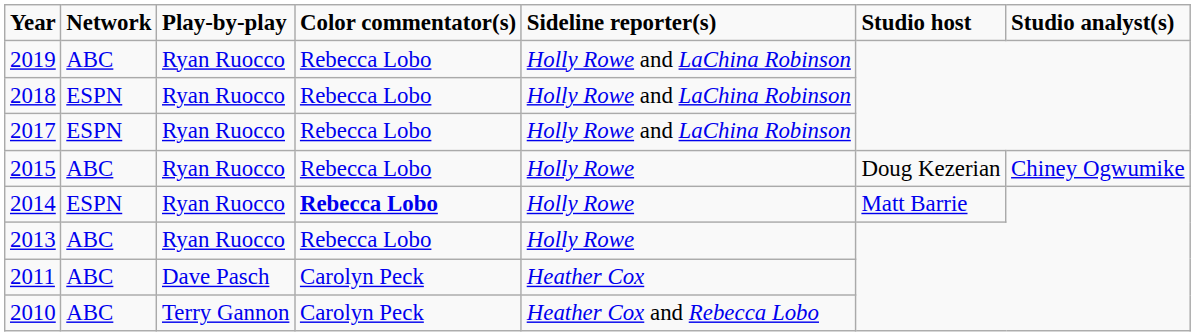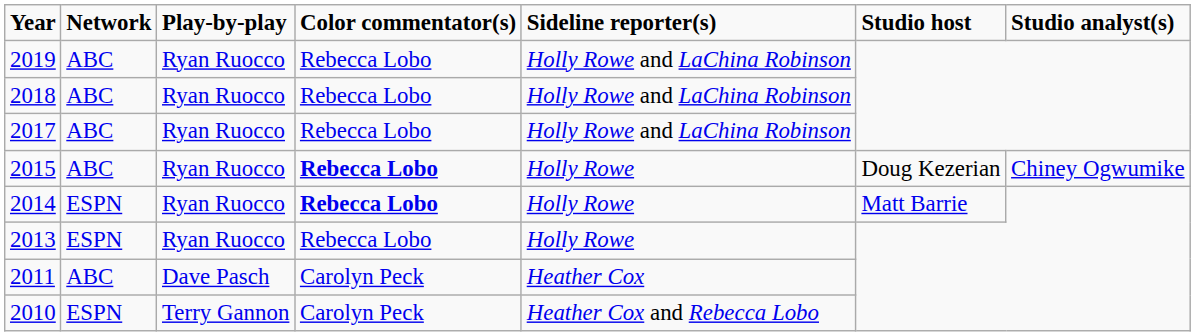(94, 95) ESPN -> (90, 95) ABC
(94, 131) ESPN -> (90, 131) ABC
(366, 167) normal -> (369, 167) bold
(90, 240) ABC -> (94, 240) ESPN
(90, 312) ABC -> (94, 312) ESPN
